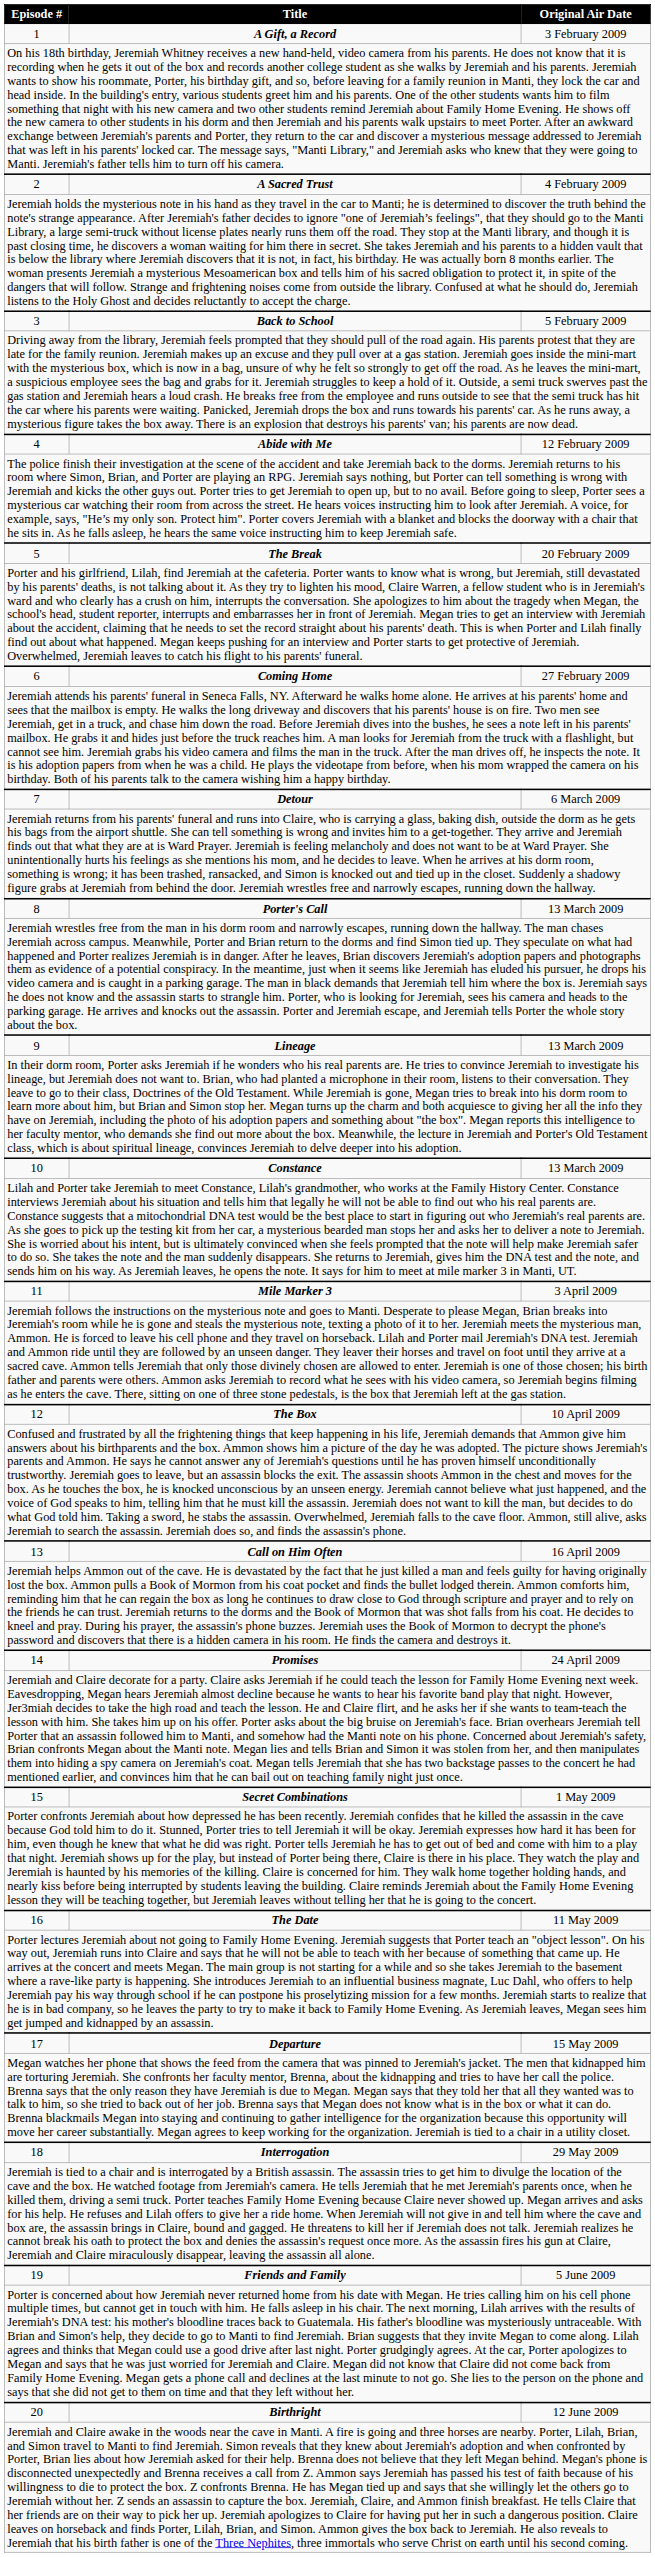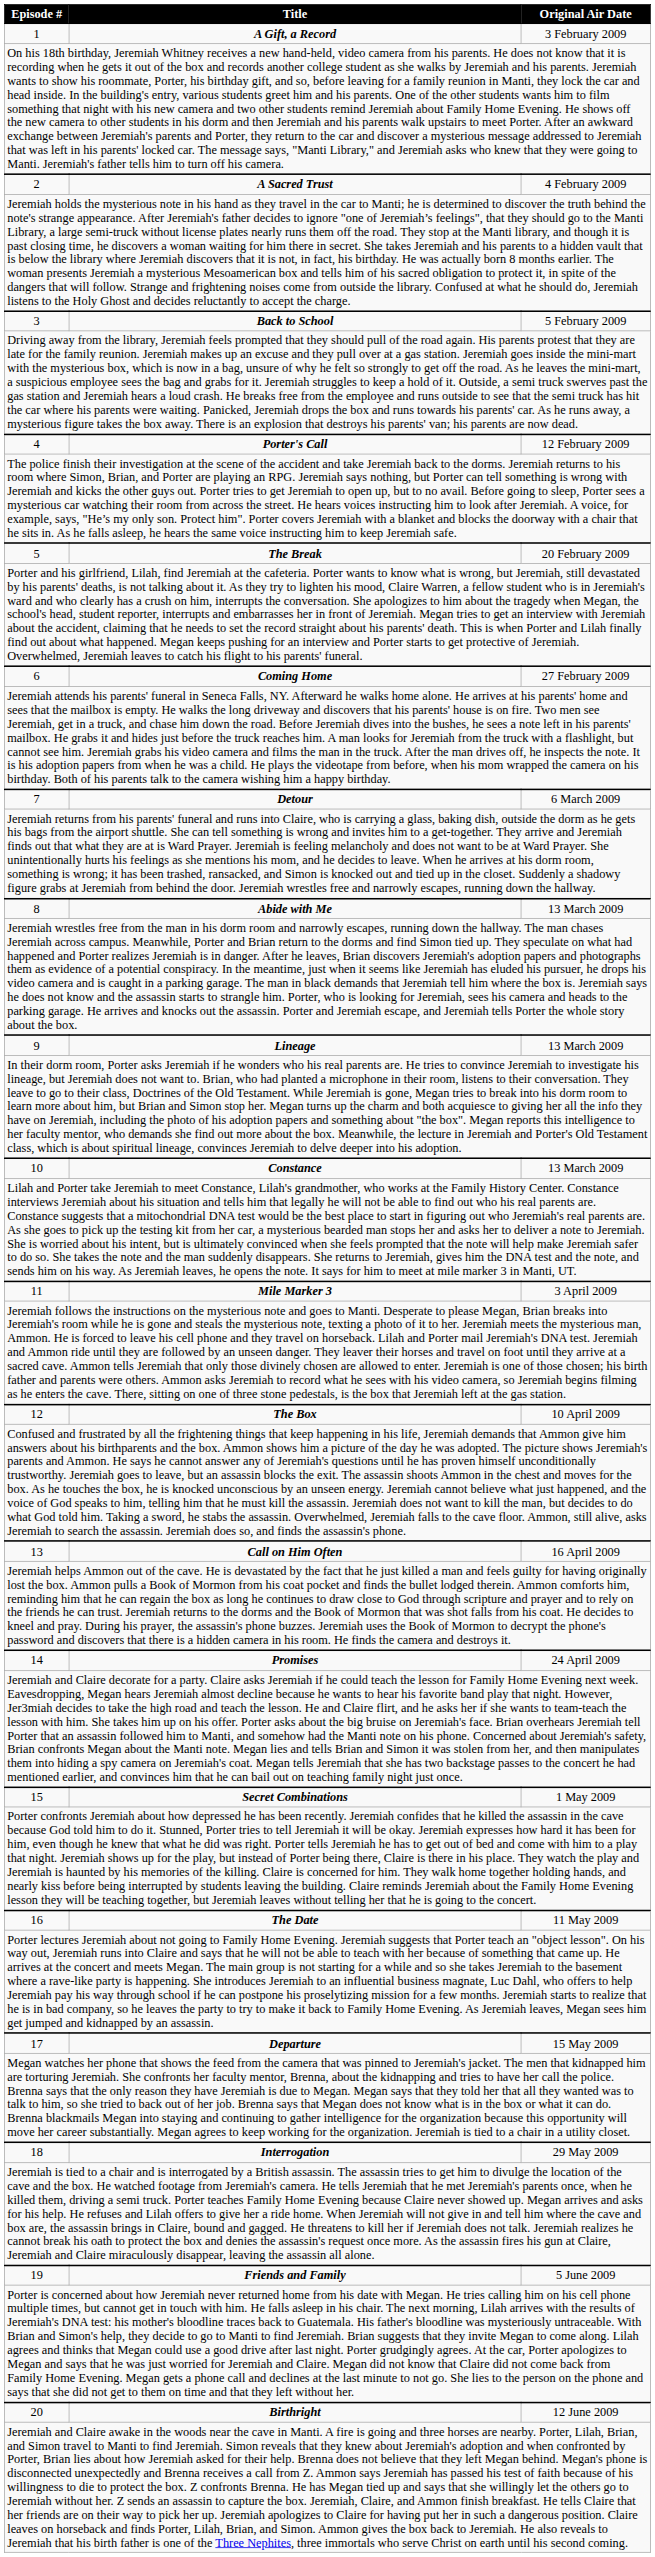(295, 444) Abide with Me -> (295, 444) Porter's Call
(295, 908) Porter's Call -> (295, 908) Abide with Me
